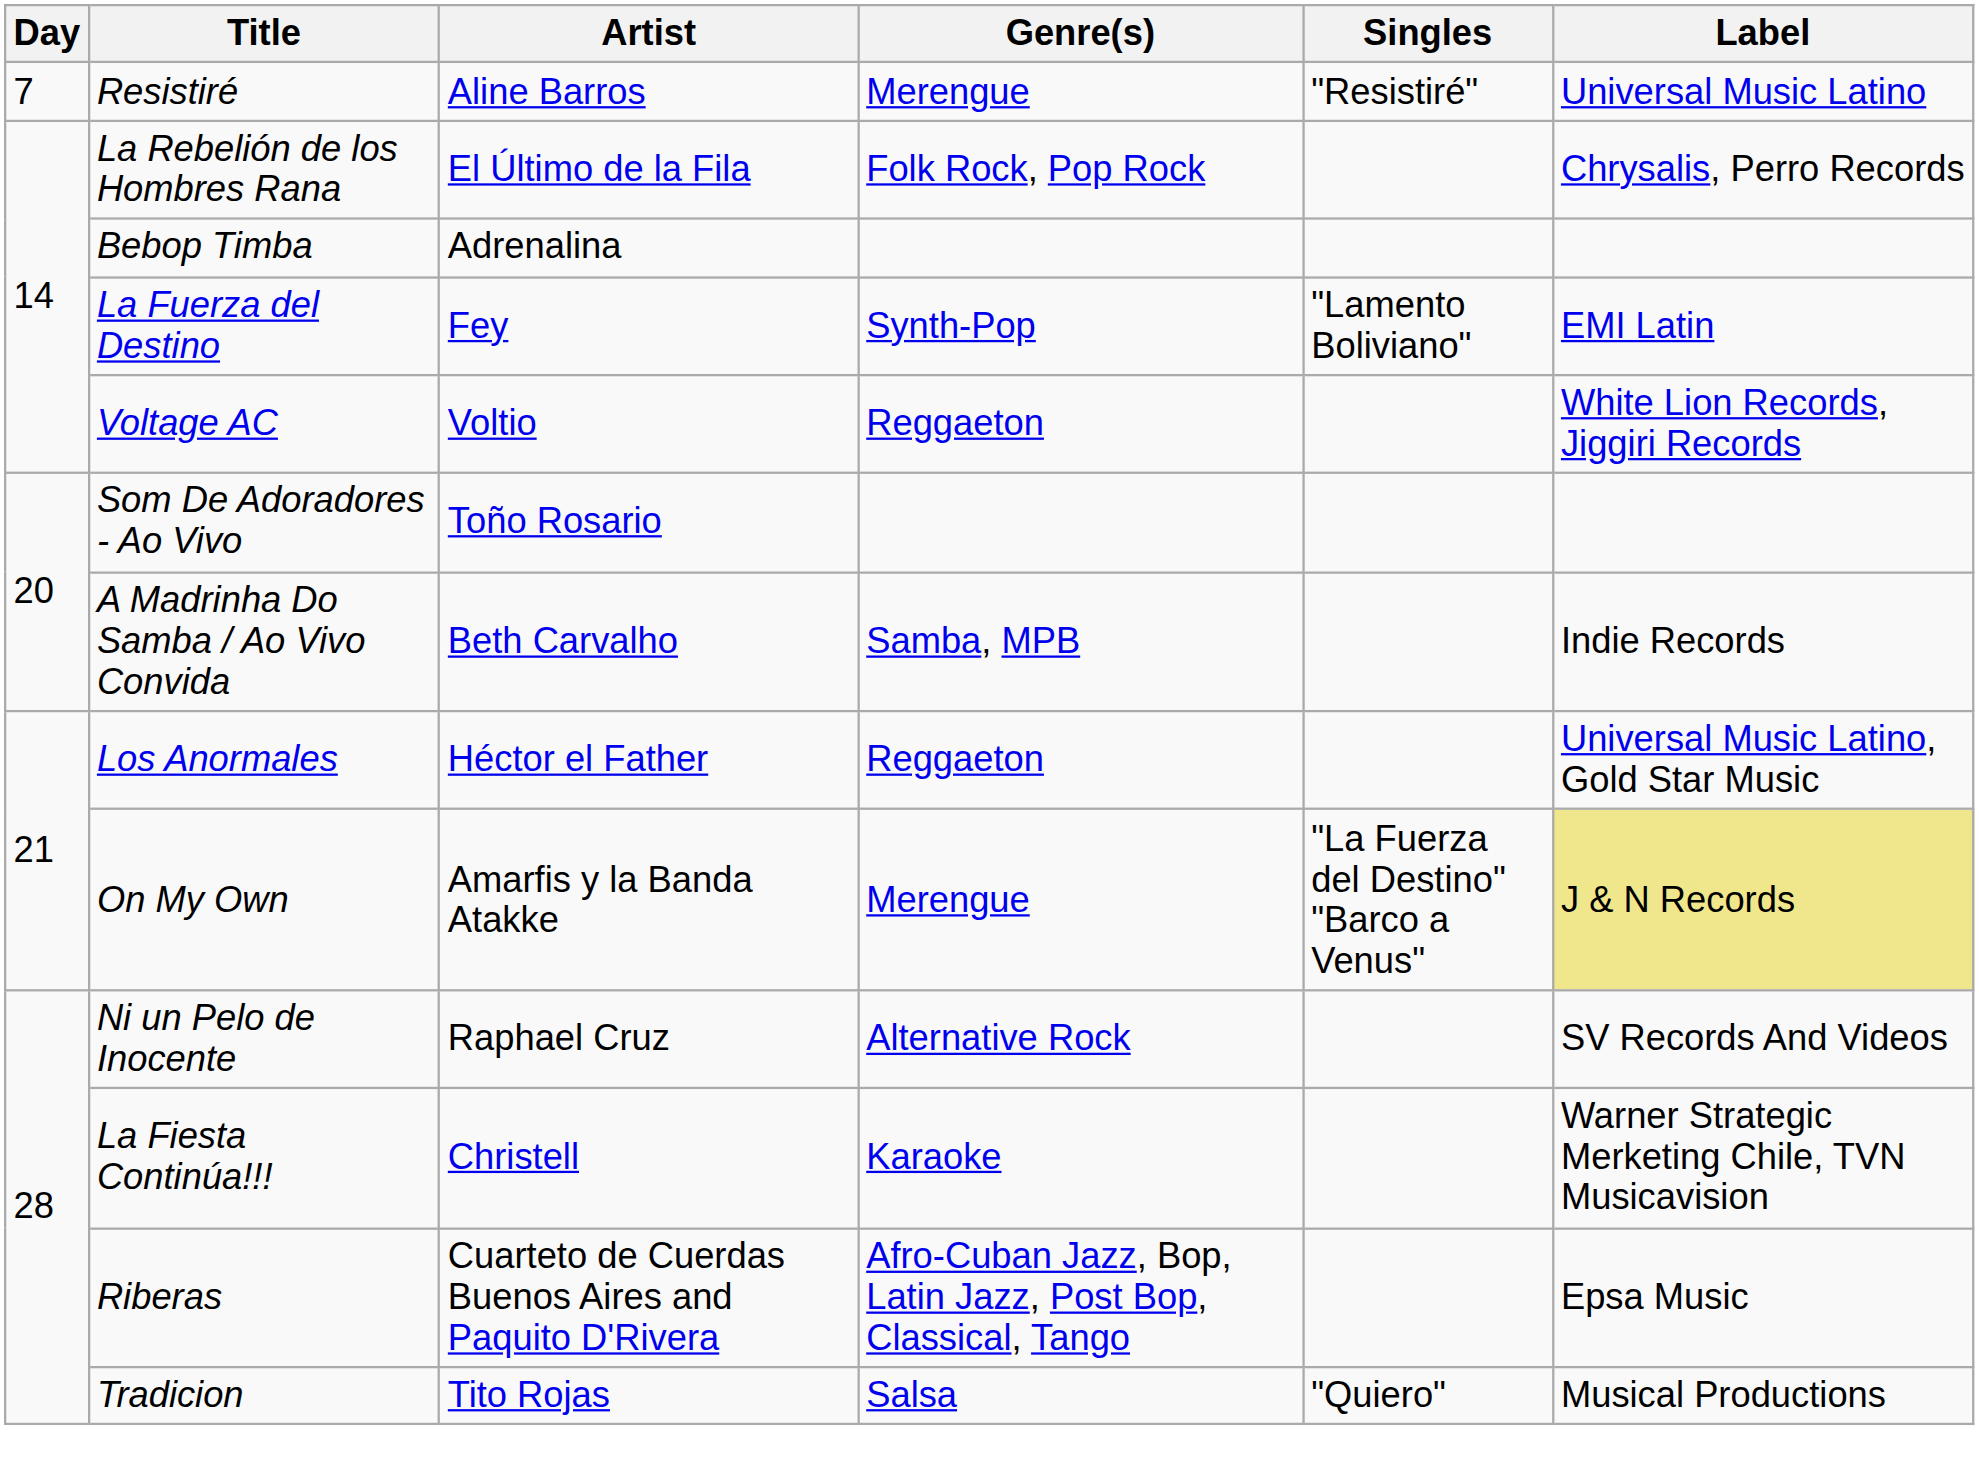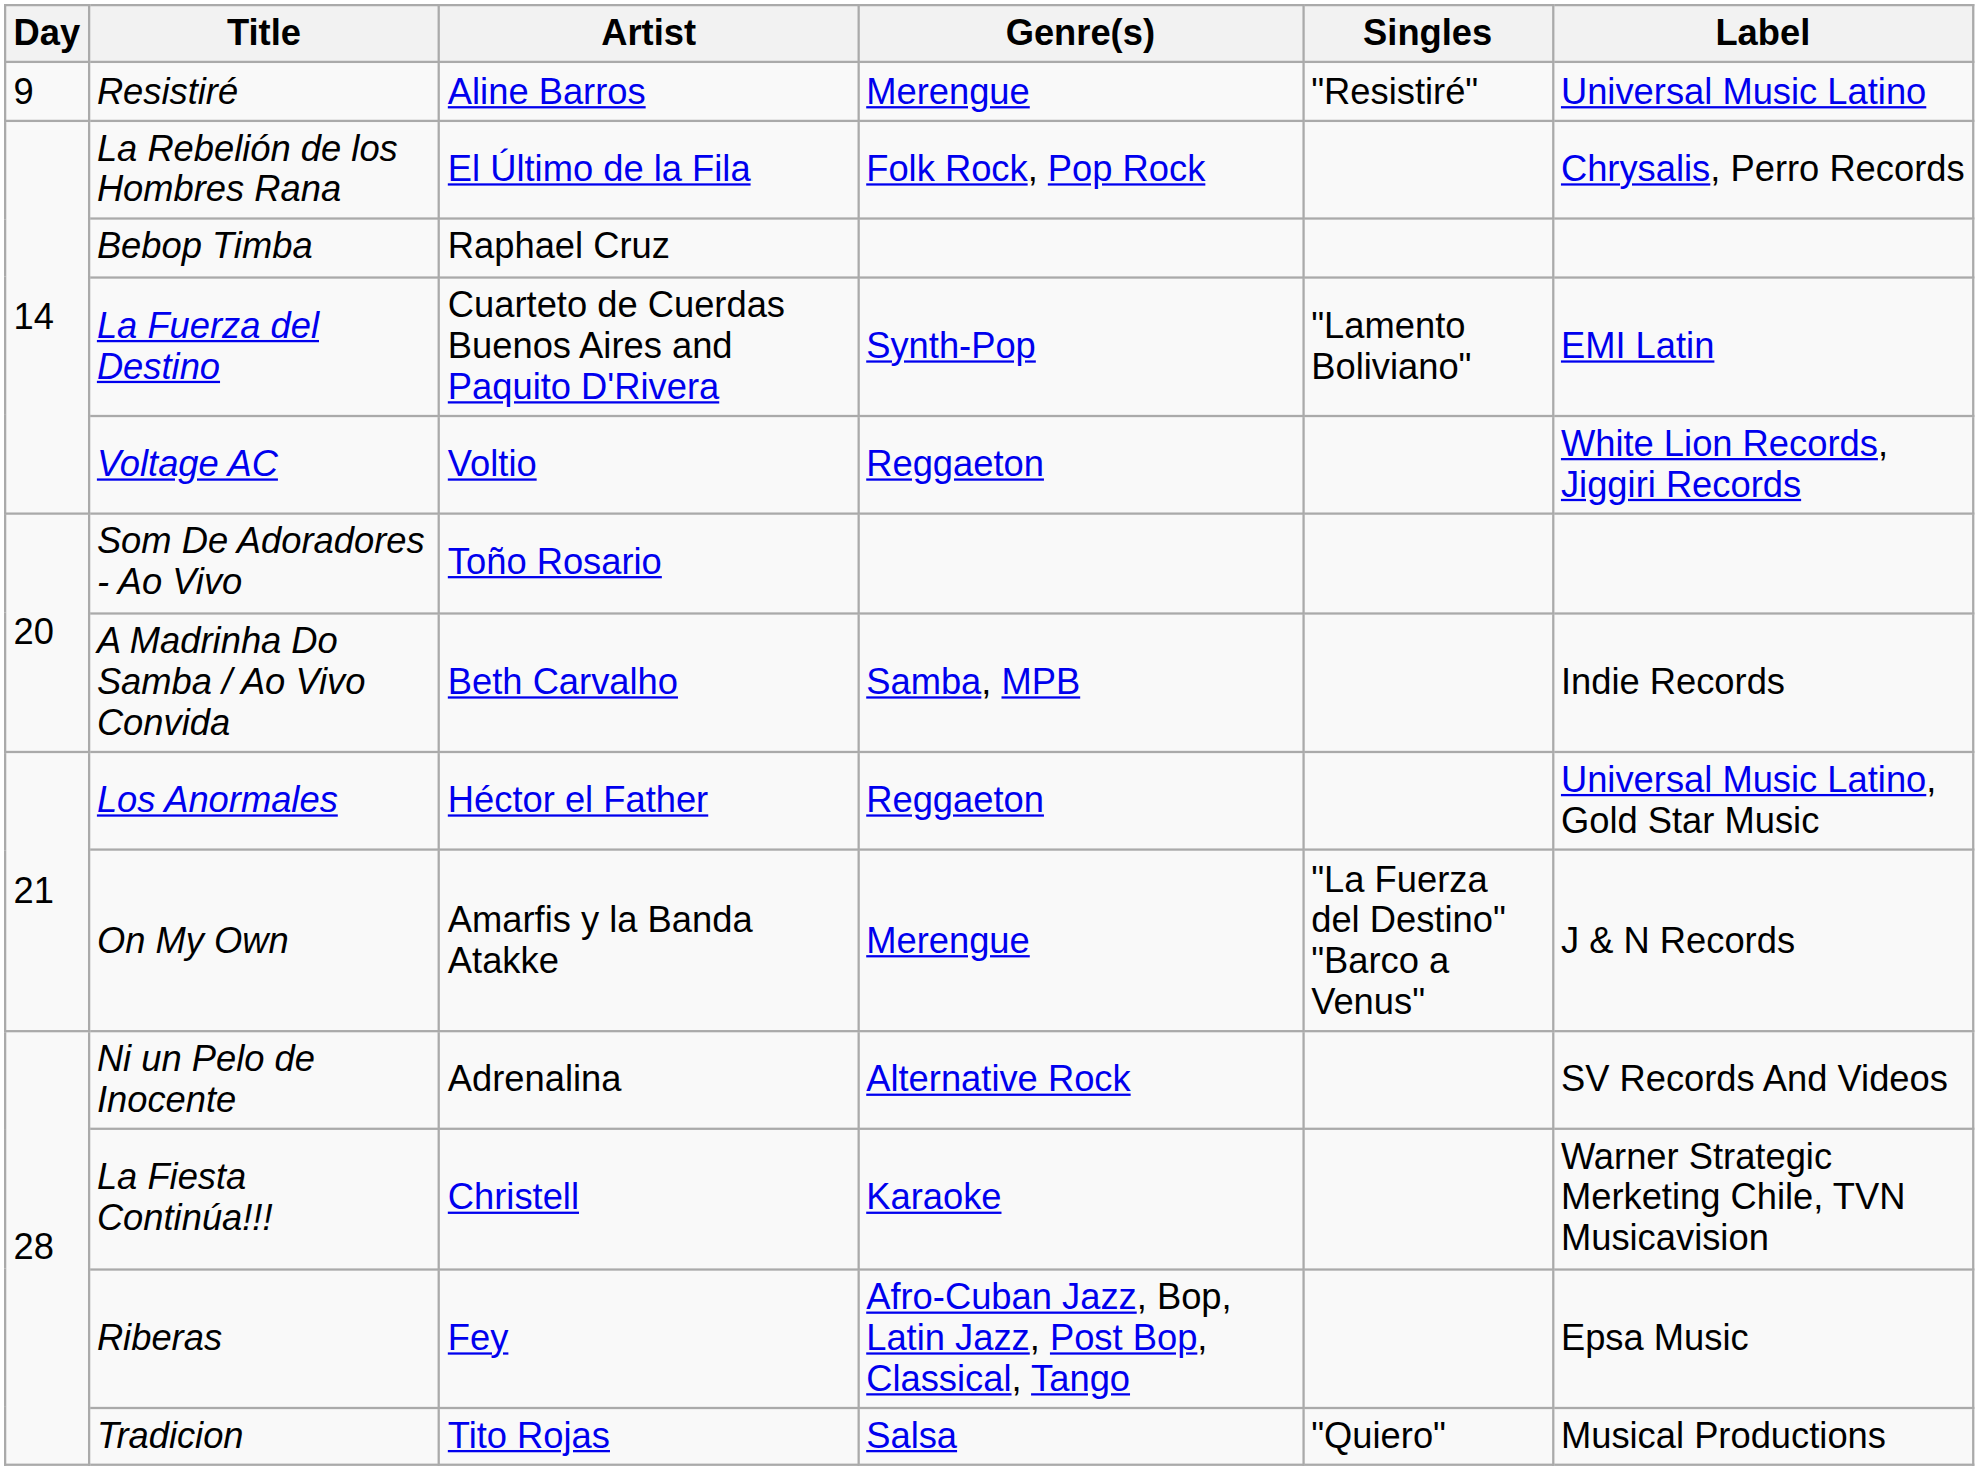(24, 90) 7 -> (24, 90) 9
(535, 246) Adrenalina -> (559, 246) Raphael Cruz
(478, 324) Fey -> (616, 345) Cuarteto de Cuerdas Buenos Aires and Paquito D'Rivera
(1678, 899) khaki background -> (1678, 939) no background
(559, 1038) Raphael Cruz -> (535, 1079) Adrenalina
(616, 1296) Cuarteto de Cuerdas Buenos Aires and Paquito D'Rivera -> (478, 1337) Fey
